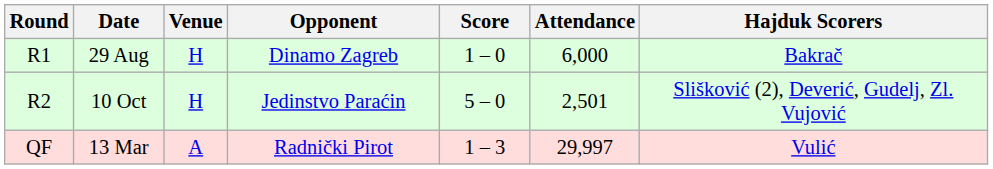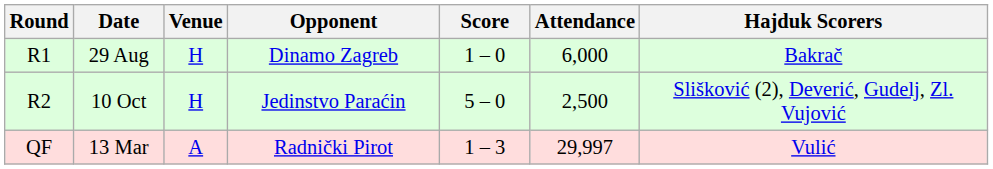(585, 101) 2,501 -> (585, 101) 2,500
